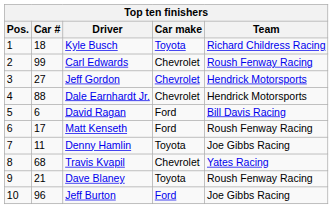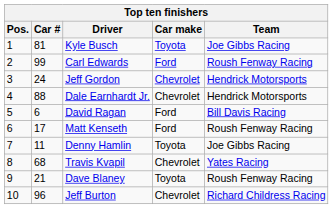(40, 46) 18 -> (40, 46) 81
(266, 46) Richard Childress Racing -> (248, 46) Joe Gibbs Racing
(177, 63) Chevrolet -> (166, 63) Ford
(40, 79) 27 -> (40, 79) 24
(166, 196) Ford -> (177, 196) Chevrolet
(248, 196) Joe Gibbs Racing -> (266, 196) Richard Childress Racing
